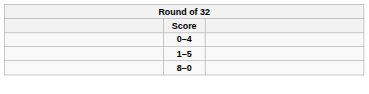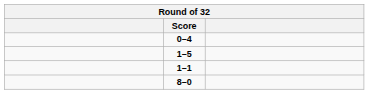+ row: (184, 68)
